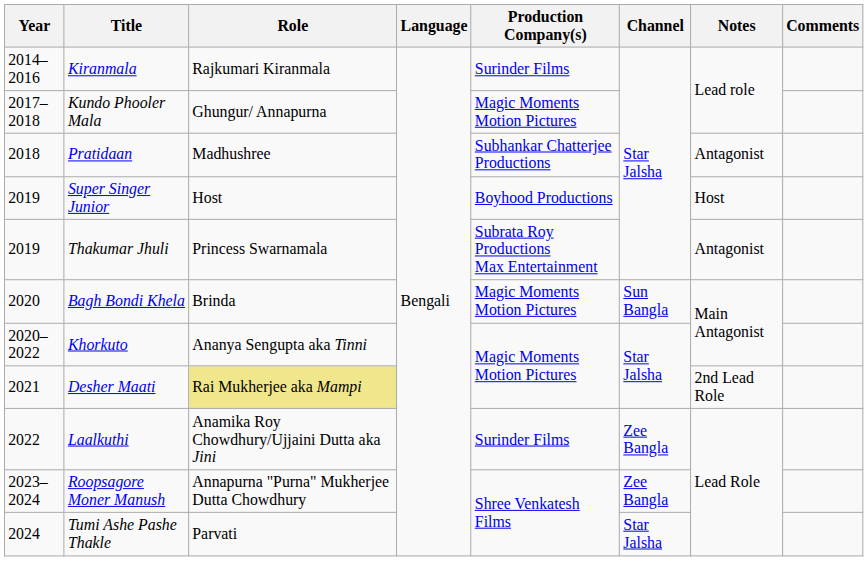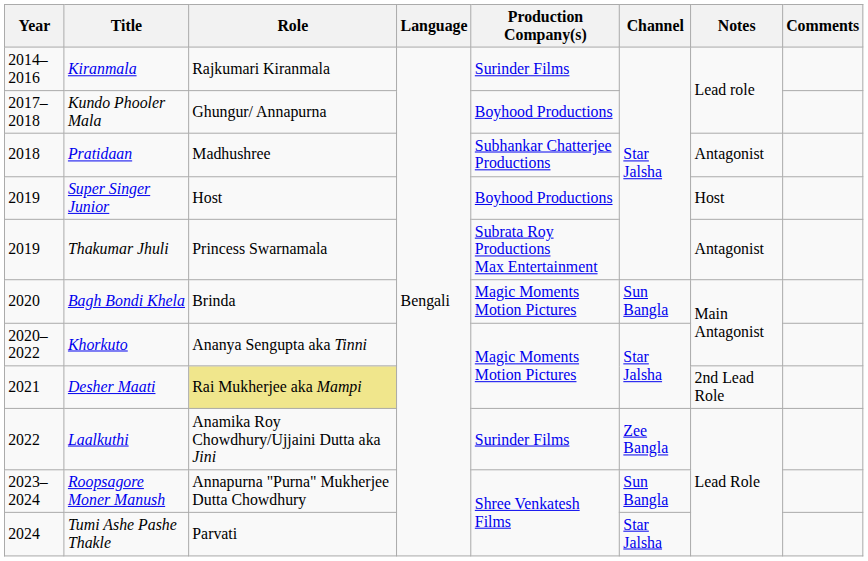(527, 111) Magic Moments Motion Pictures -> (544, 111) Boyhood Productions
(646, 491) Zee Bangla -> (646, 491) Sun Bangla
